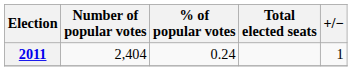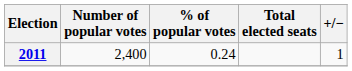(131, 54) 2,404 -> (131, 54) 2,400
